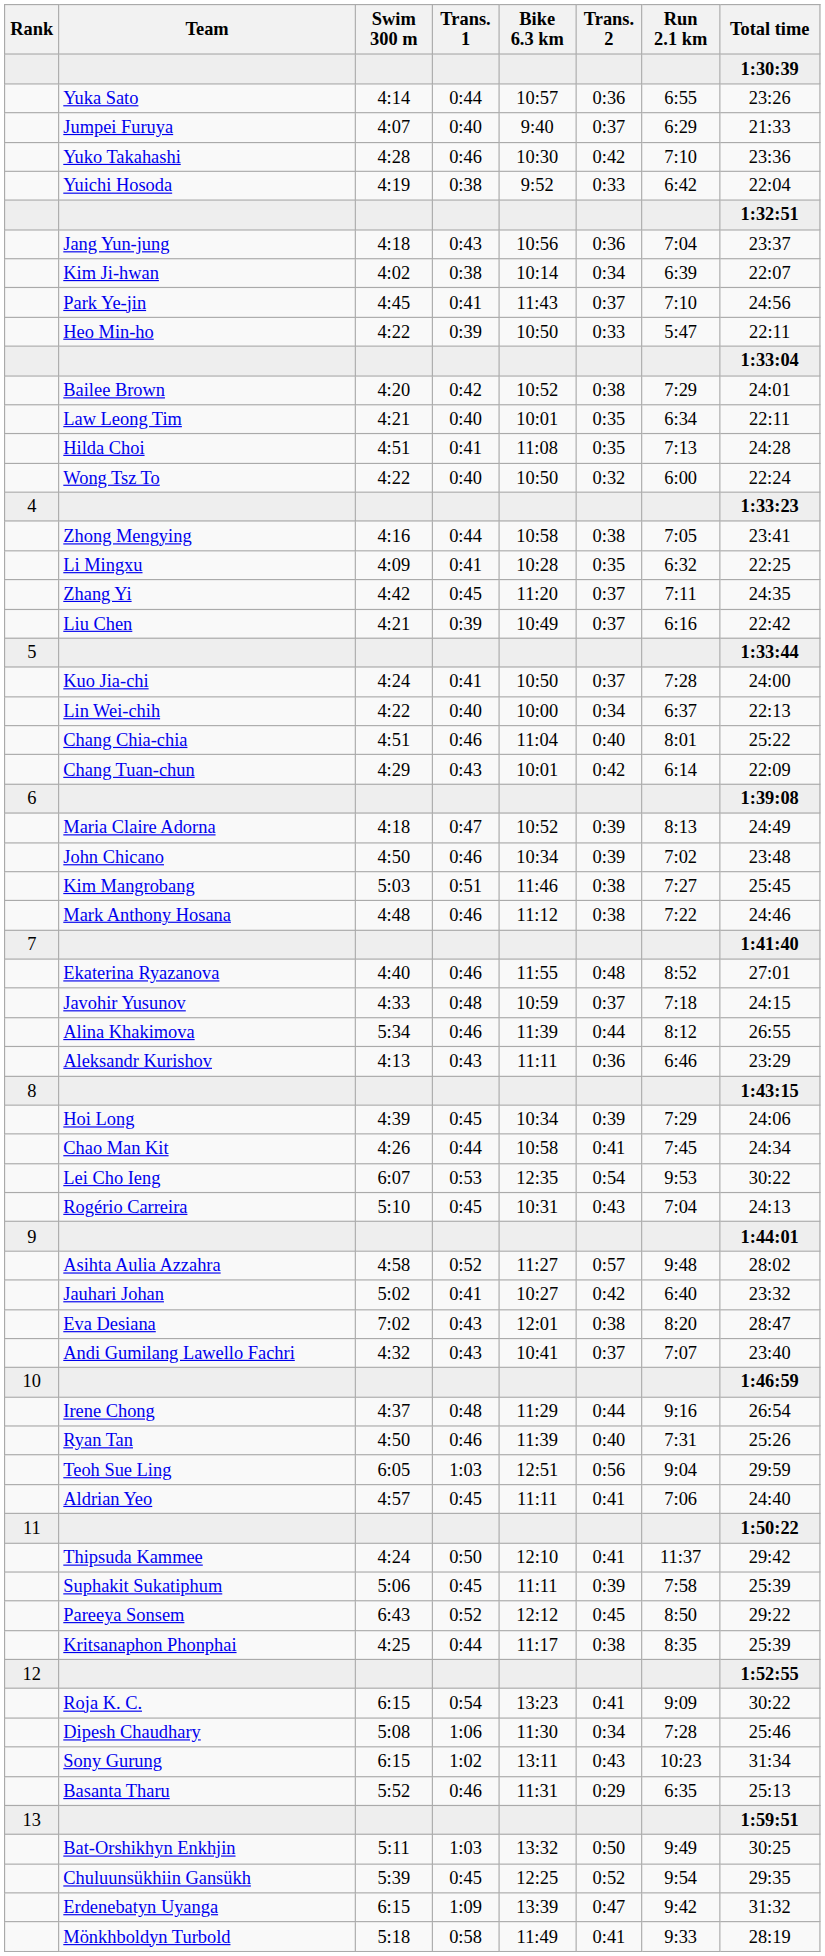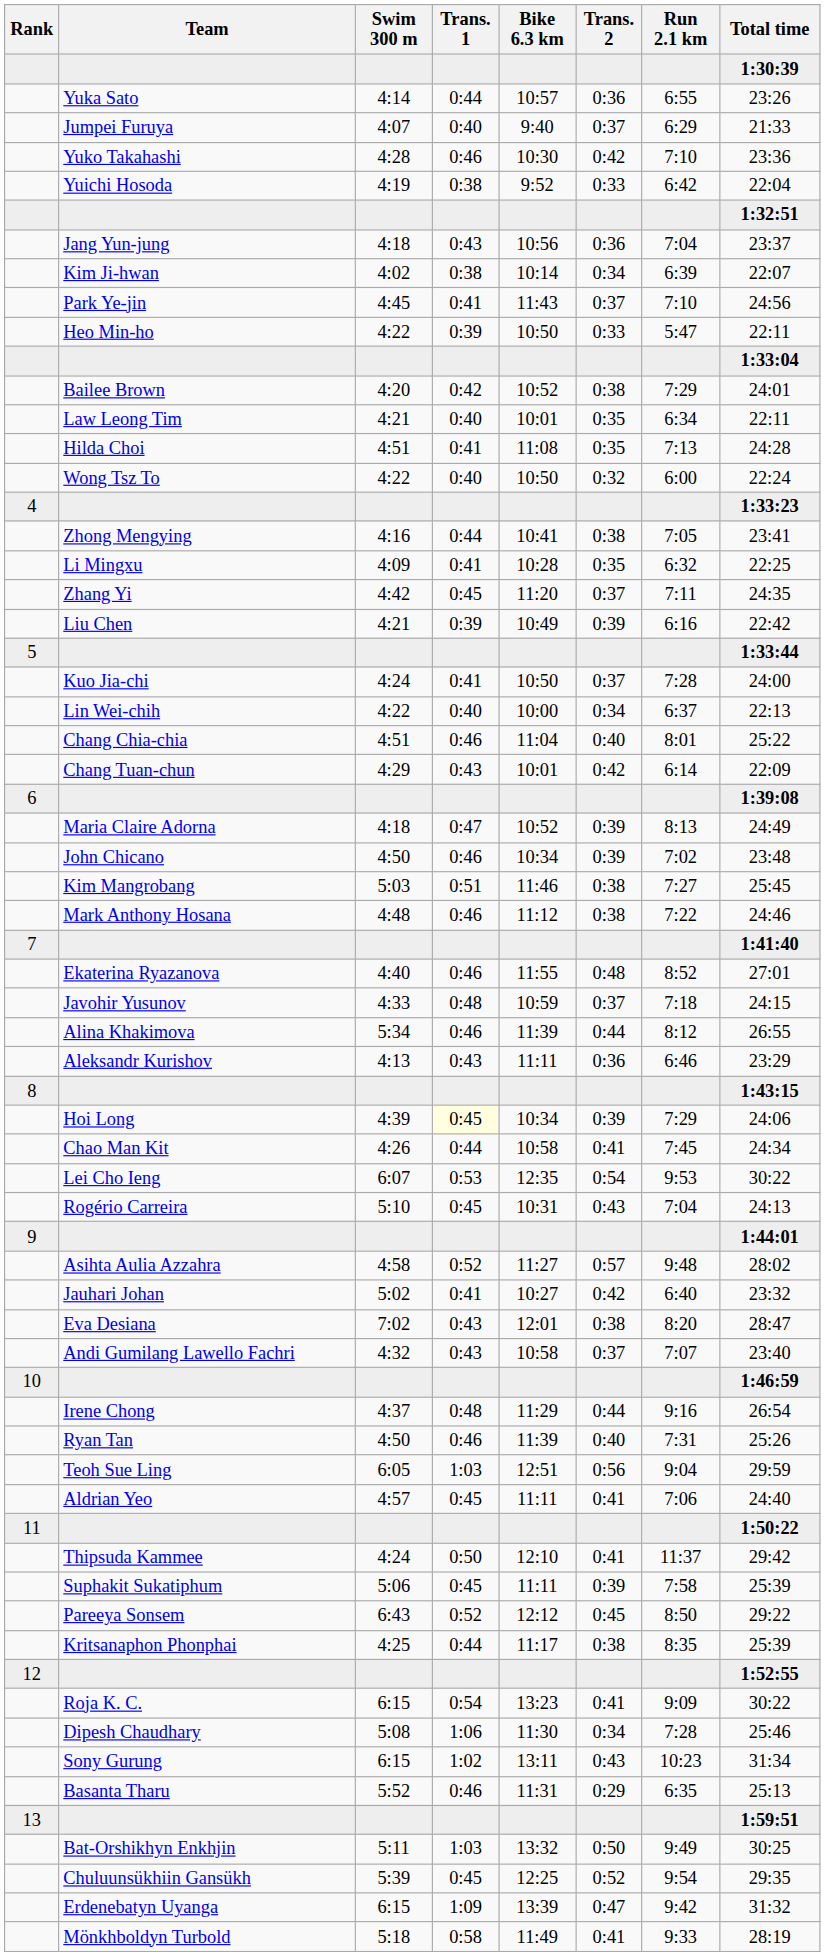(537, 535) 10:58 -> (537, 535) 10:41
(609, 623) 0:37 -> (609, 623) 0:39
(466, 1119) no background -> (466, 1119) lightyellow background
(537, 1352) 10:41 -> (537, 1352) 10:58
